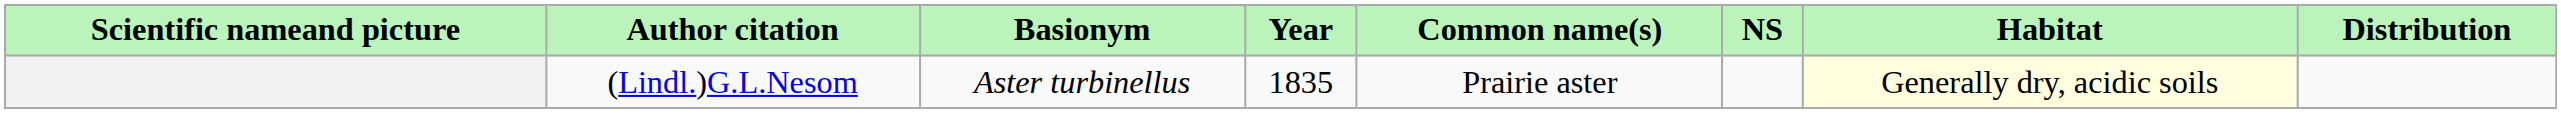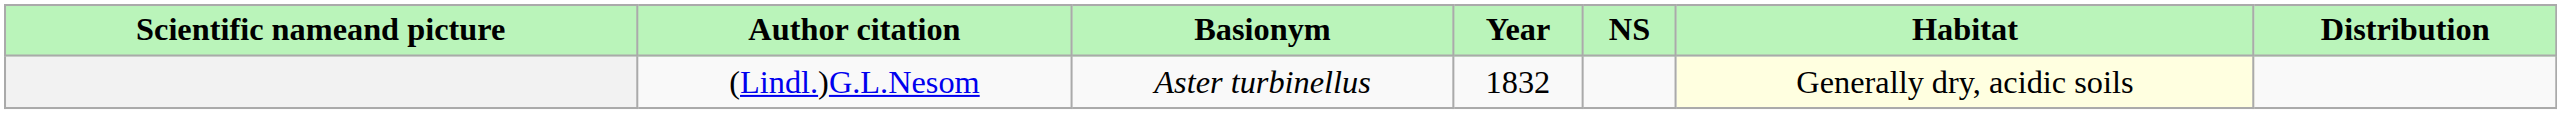- column: (1540, 30)
(1301, 81) 1835 -> (1518, 81) 1832
